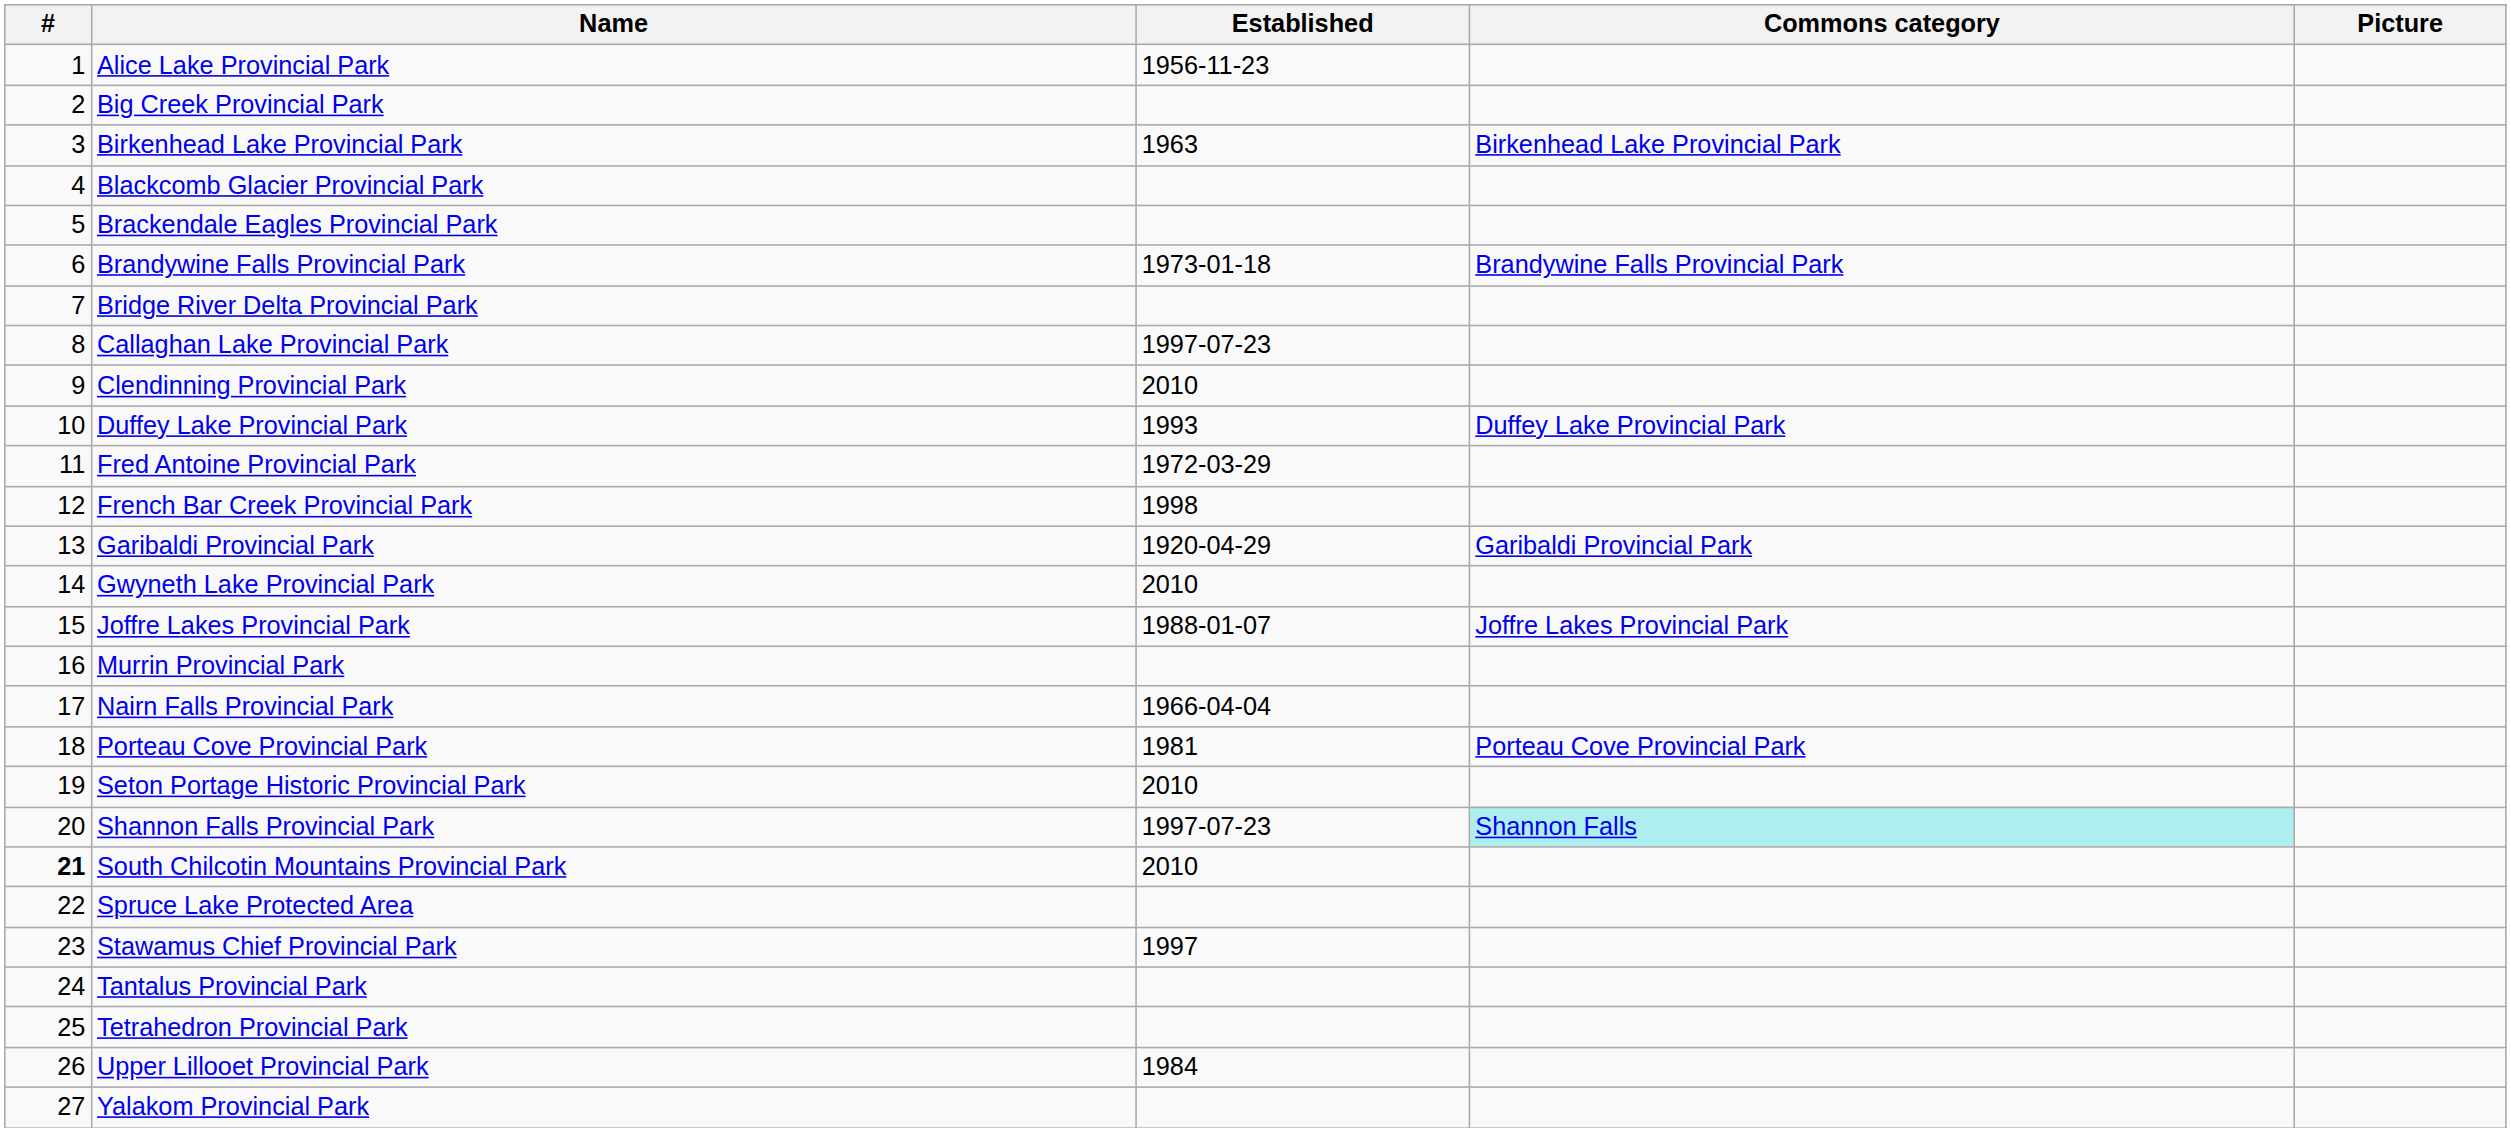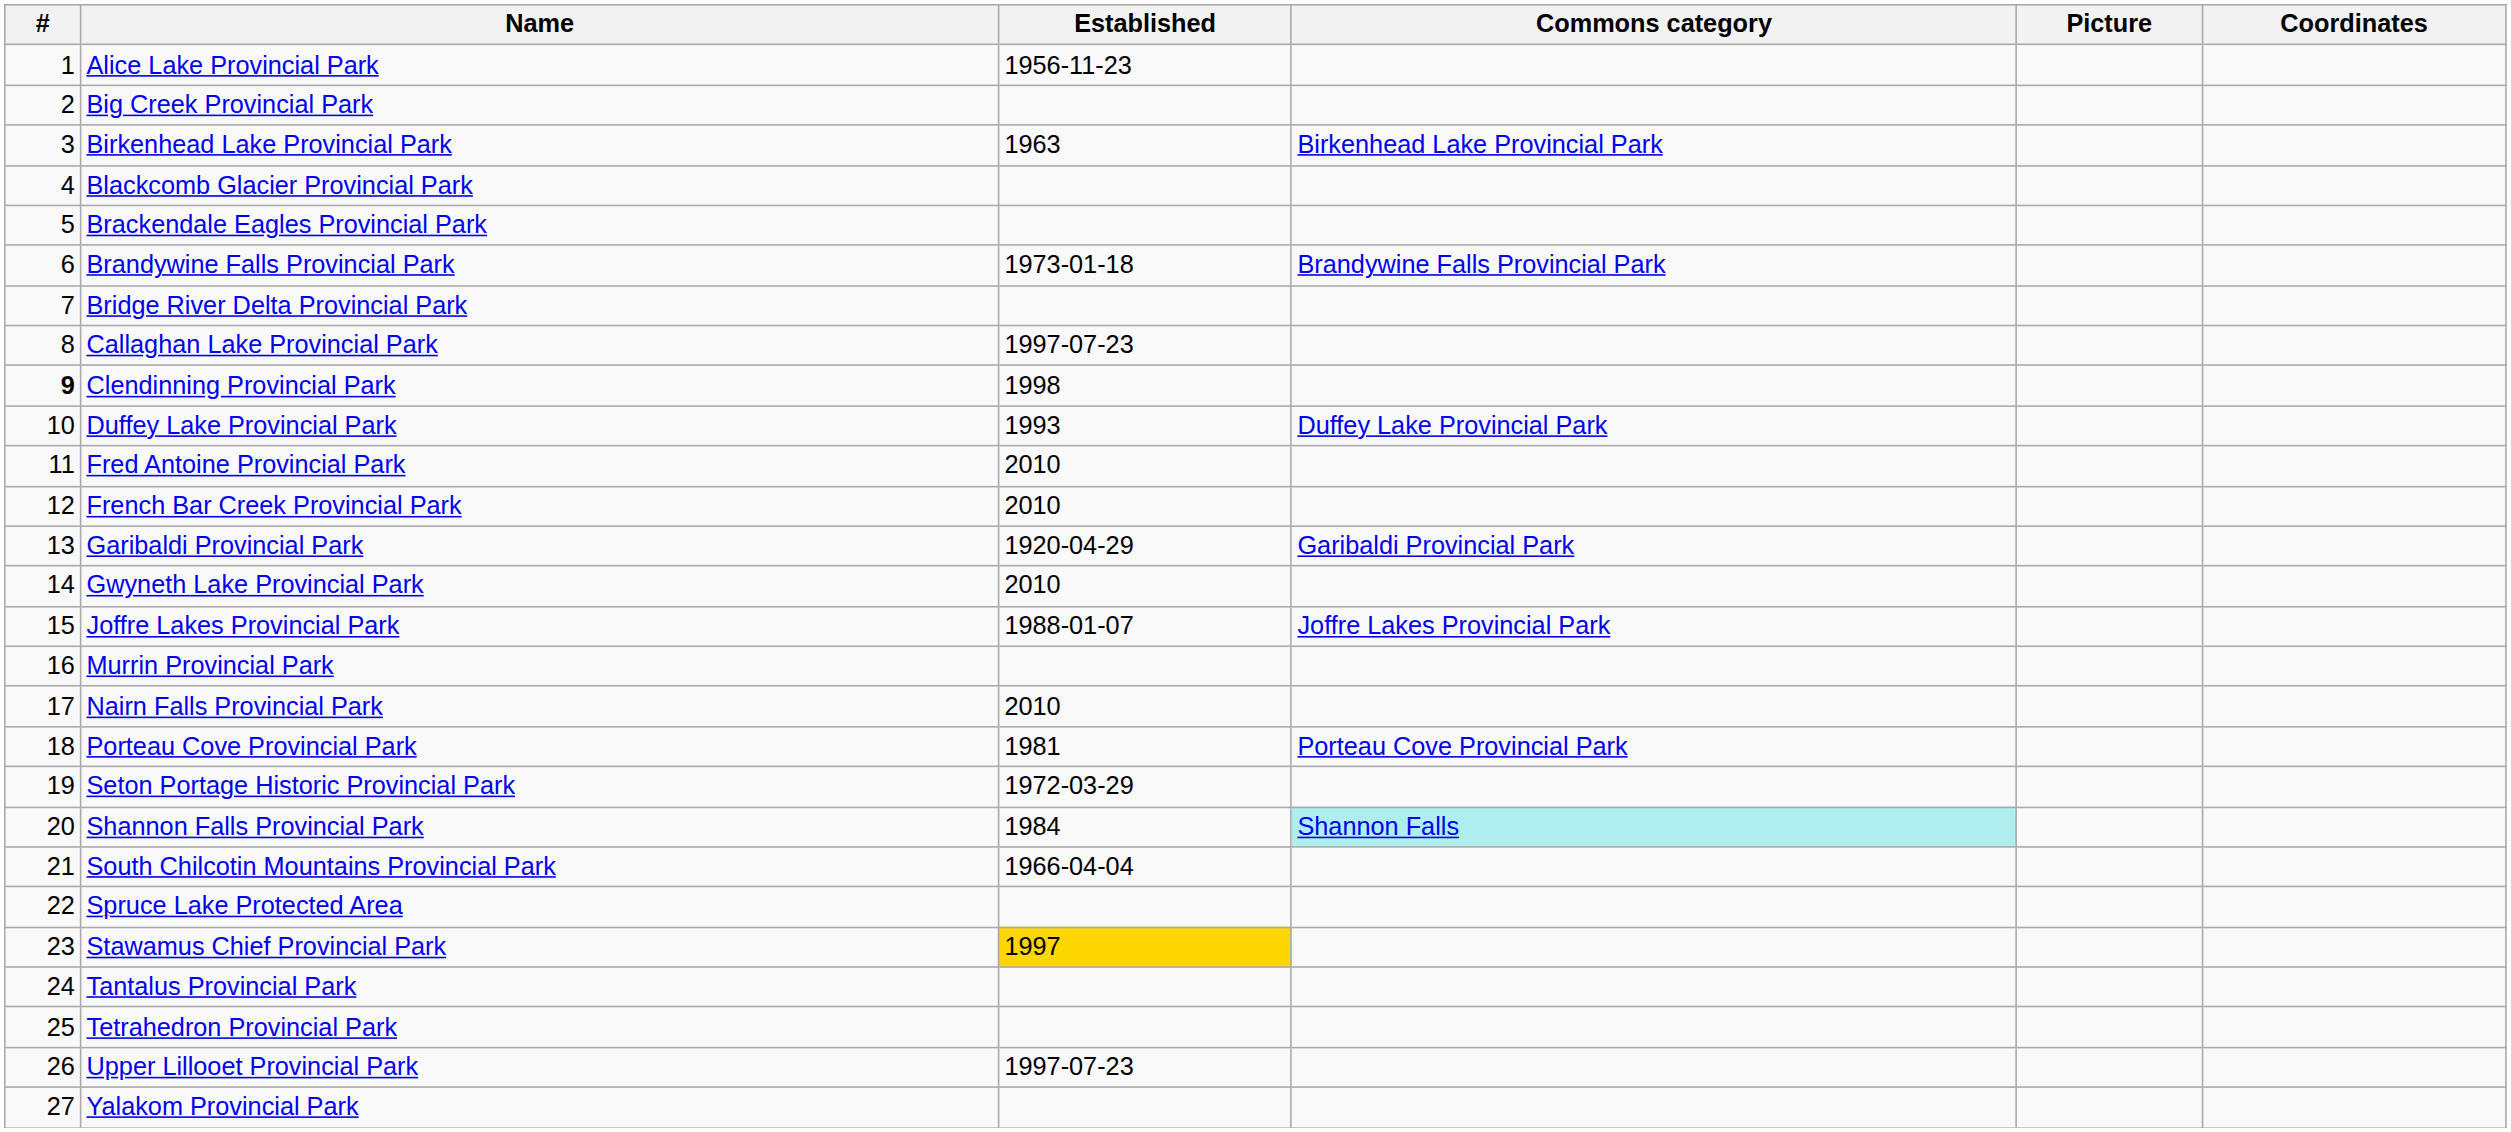+ column: (2354, 24)
(78, 385) normal -> (68, 385) bold
(1170, 385) 2010 -> (1033, 385) 1998
(1206, 465) 1972-03-29 -> (1033, 465) 2010
(1170, 505) 1998 -> (1033, 505) 2010
(1206, 706) 1966-04-04 -> (1033, 706) 2010
(1170, 786) 2010 -> (1069, 786) 1972-03-29
(1206, 826) 1997-07-23 -> (1033, 826) 1984
(71, 866) bold -> (61, 866) normal
(1170, 866) 2010 -> (1069, 866) 1966-04-04
(1170, 946) no background -> (1033, 946) gold background
(1170, 1066) 1984 -> (1069, 1066) 1997-07-23
